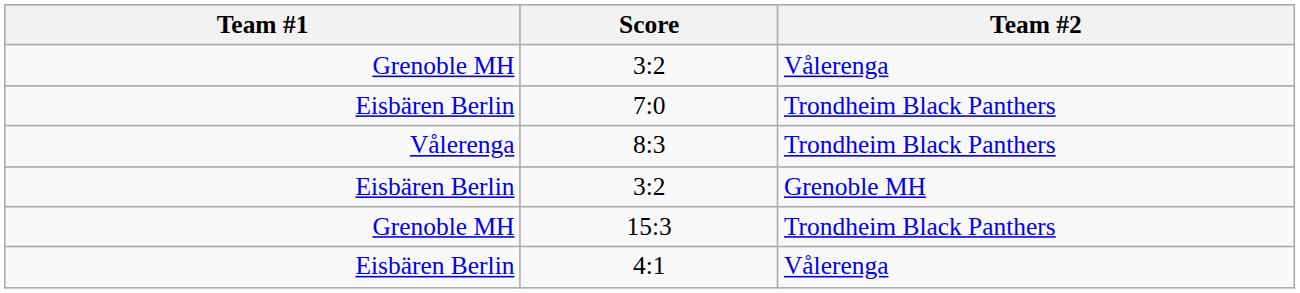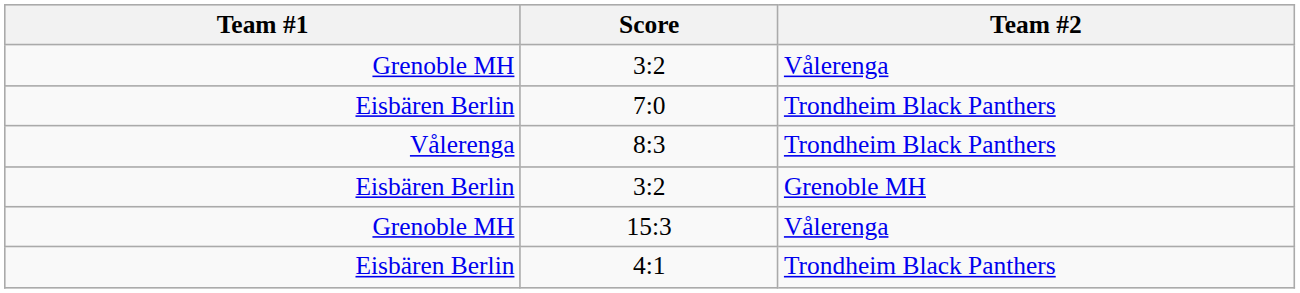(920, 226) Trondheim Black Panthers -> (836, 226) Vålerenga
(836, 266) Vålerenga -> (920, 266) Trondheim Black Panthers
